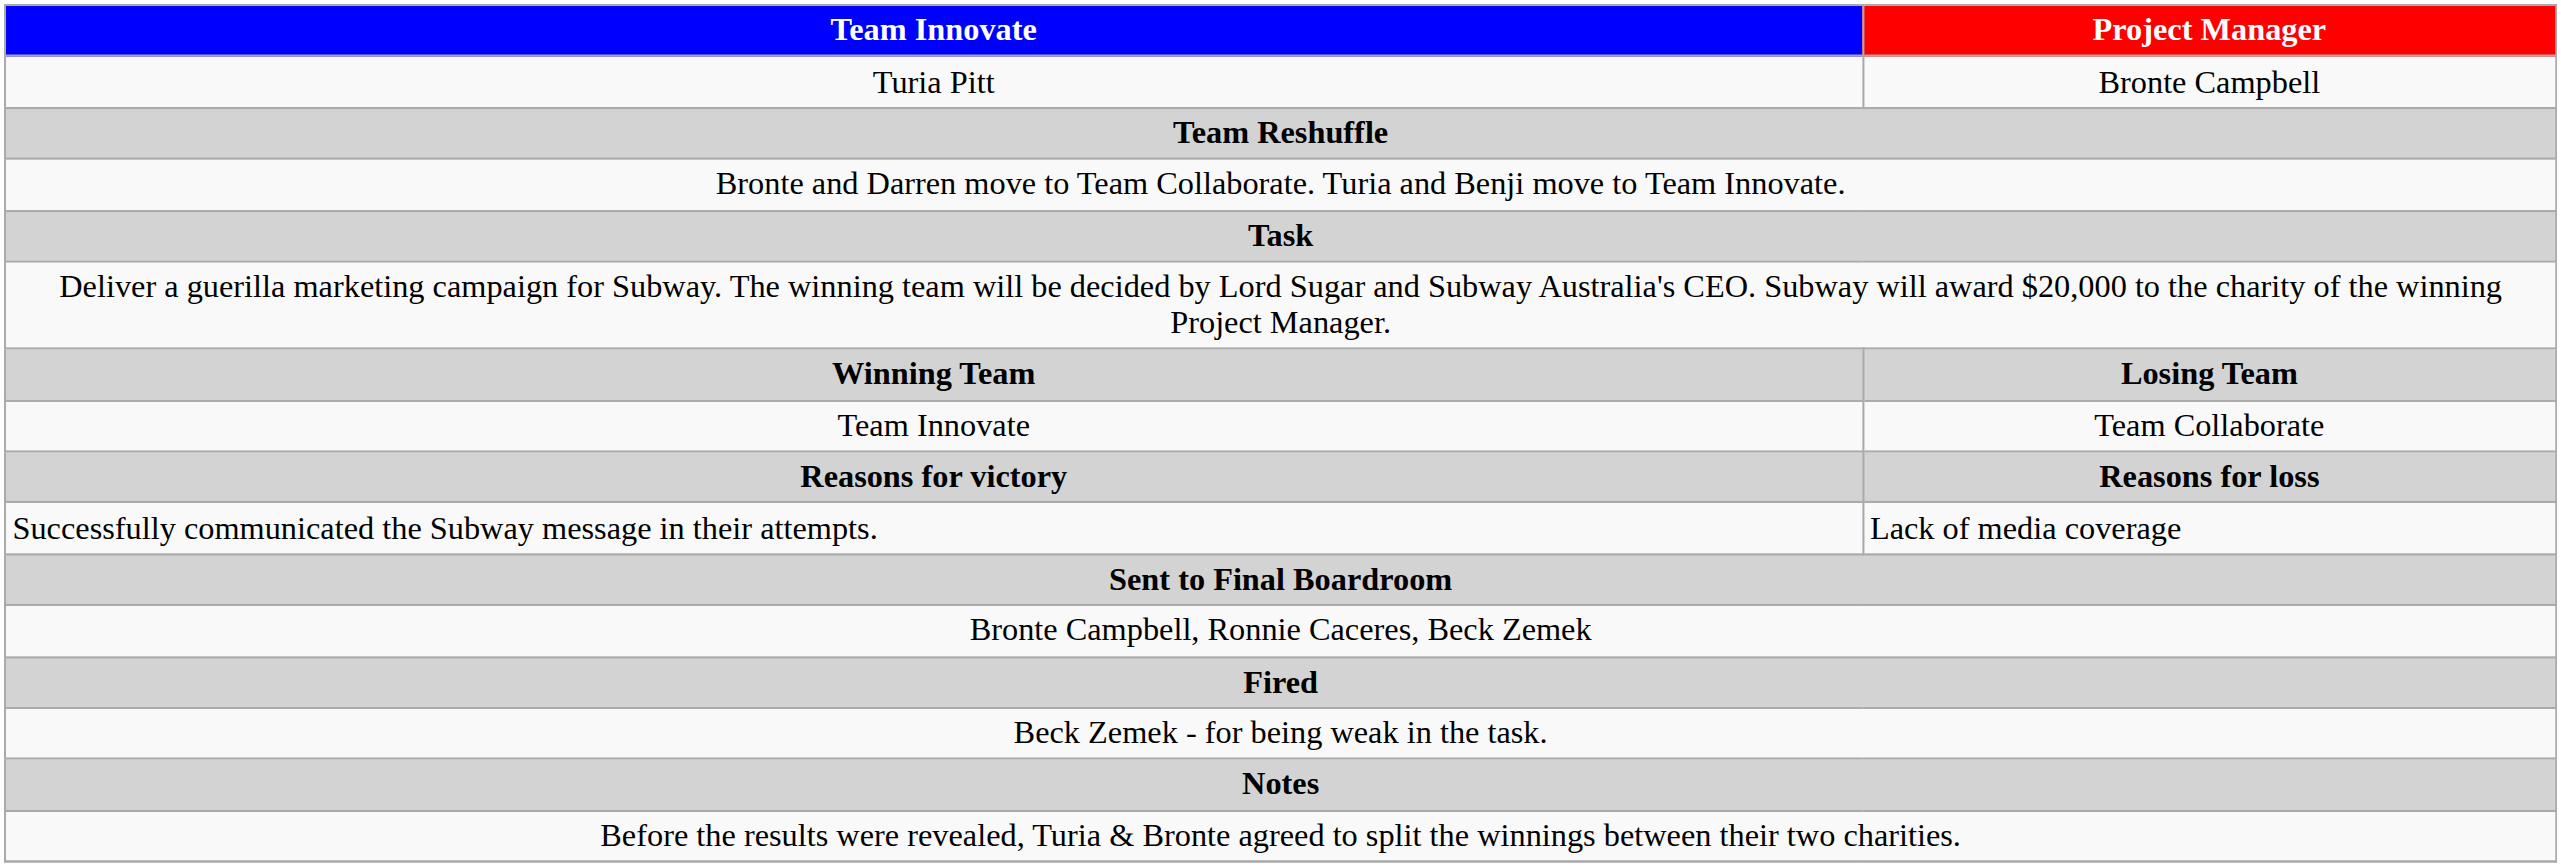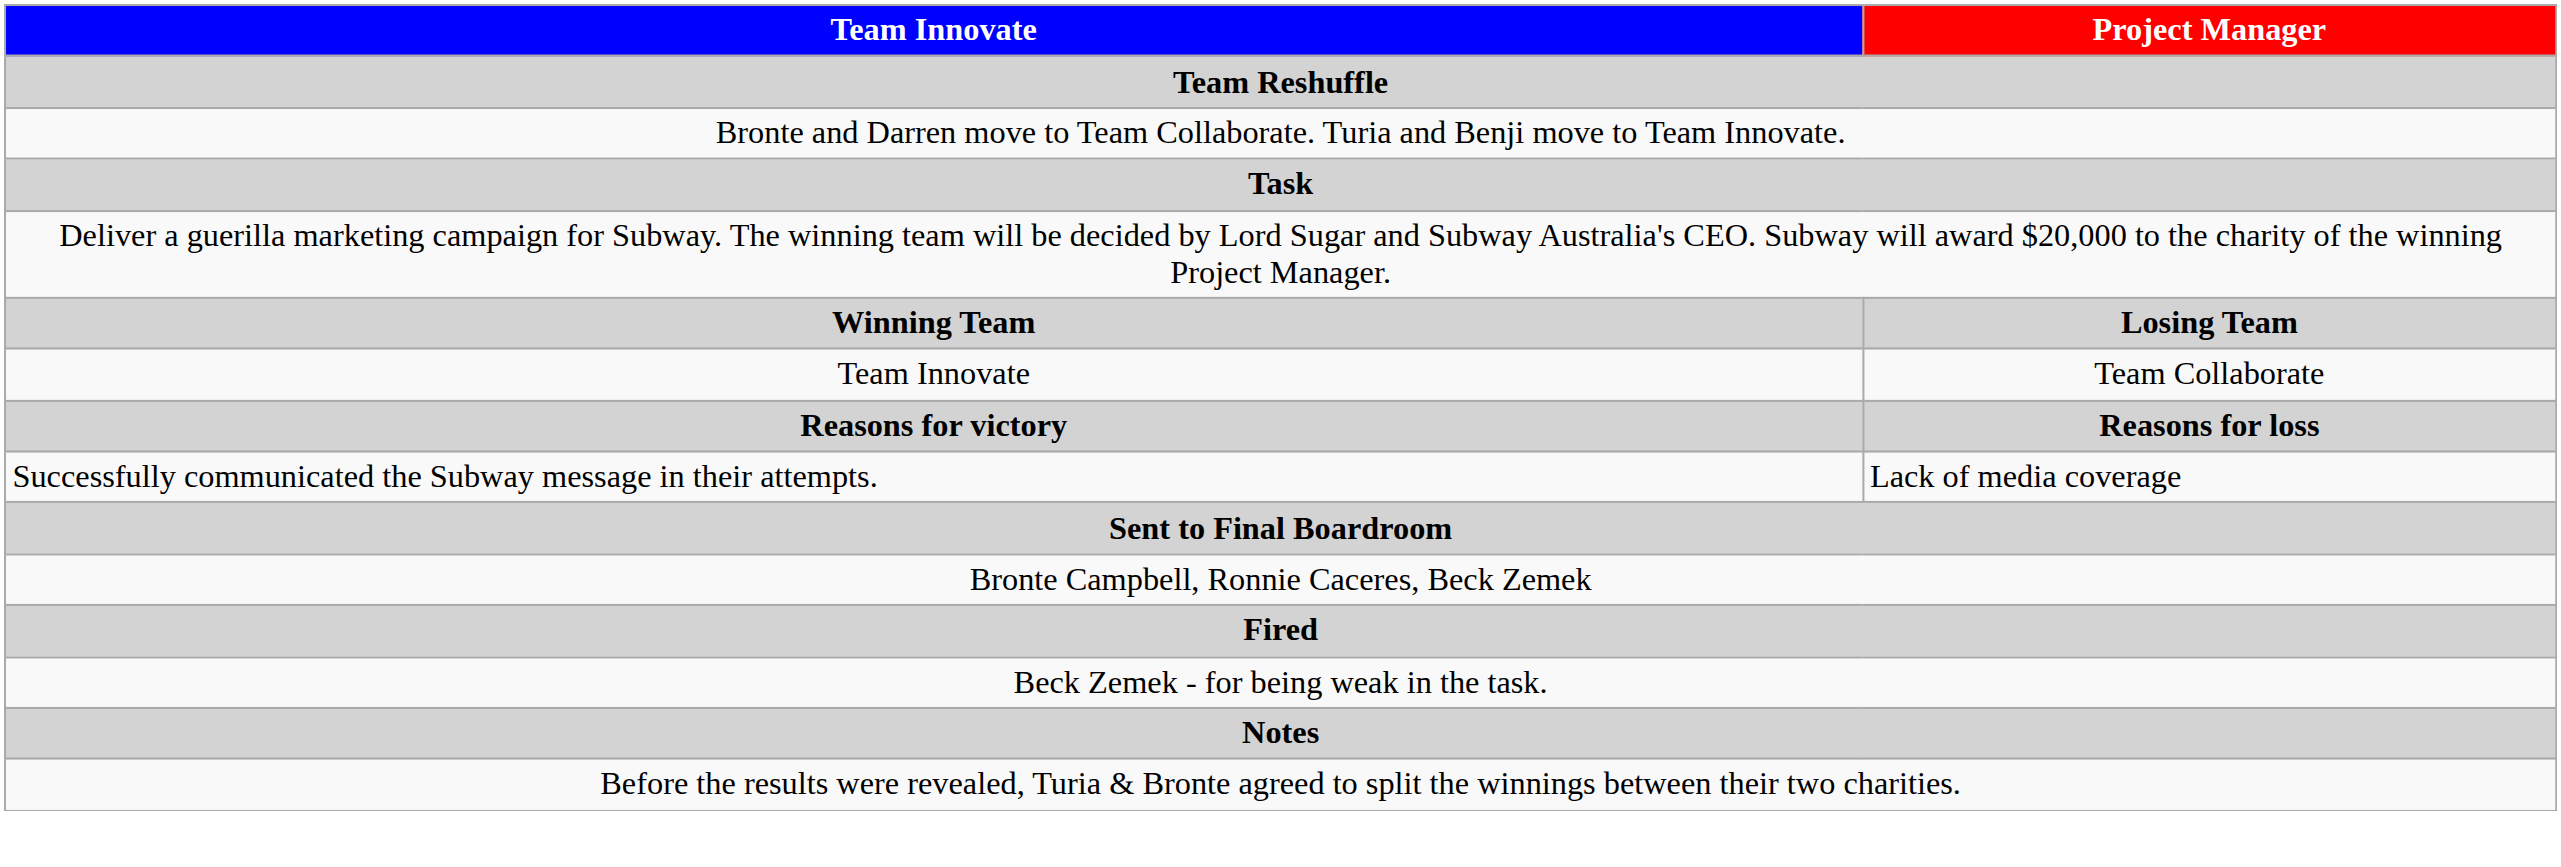- row: (934, 81)
